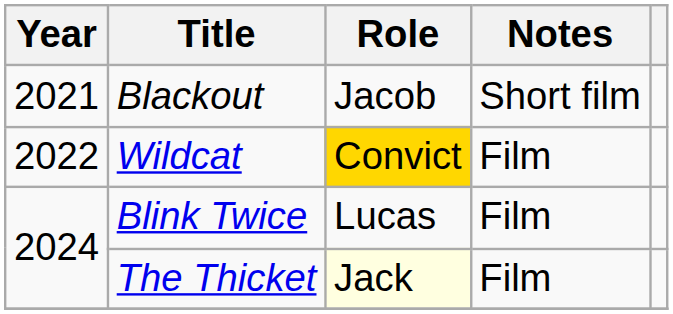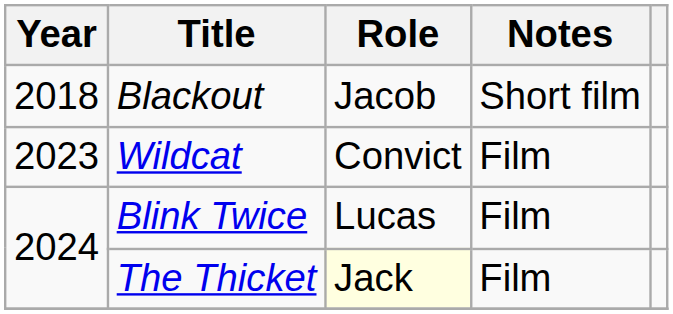(57, 95) 2021 -> (57, 95) 2018
(57, 156) 2022 -> (57, 156) 2023
(398, 156) gold background -> (398, 156) no background
